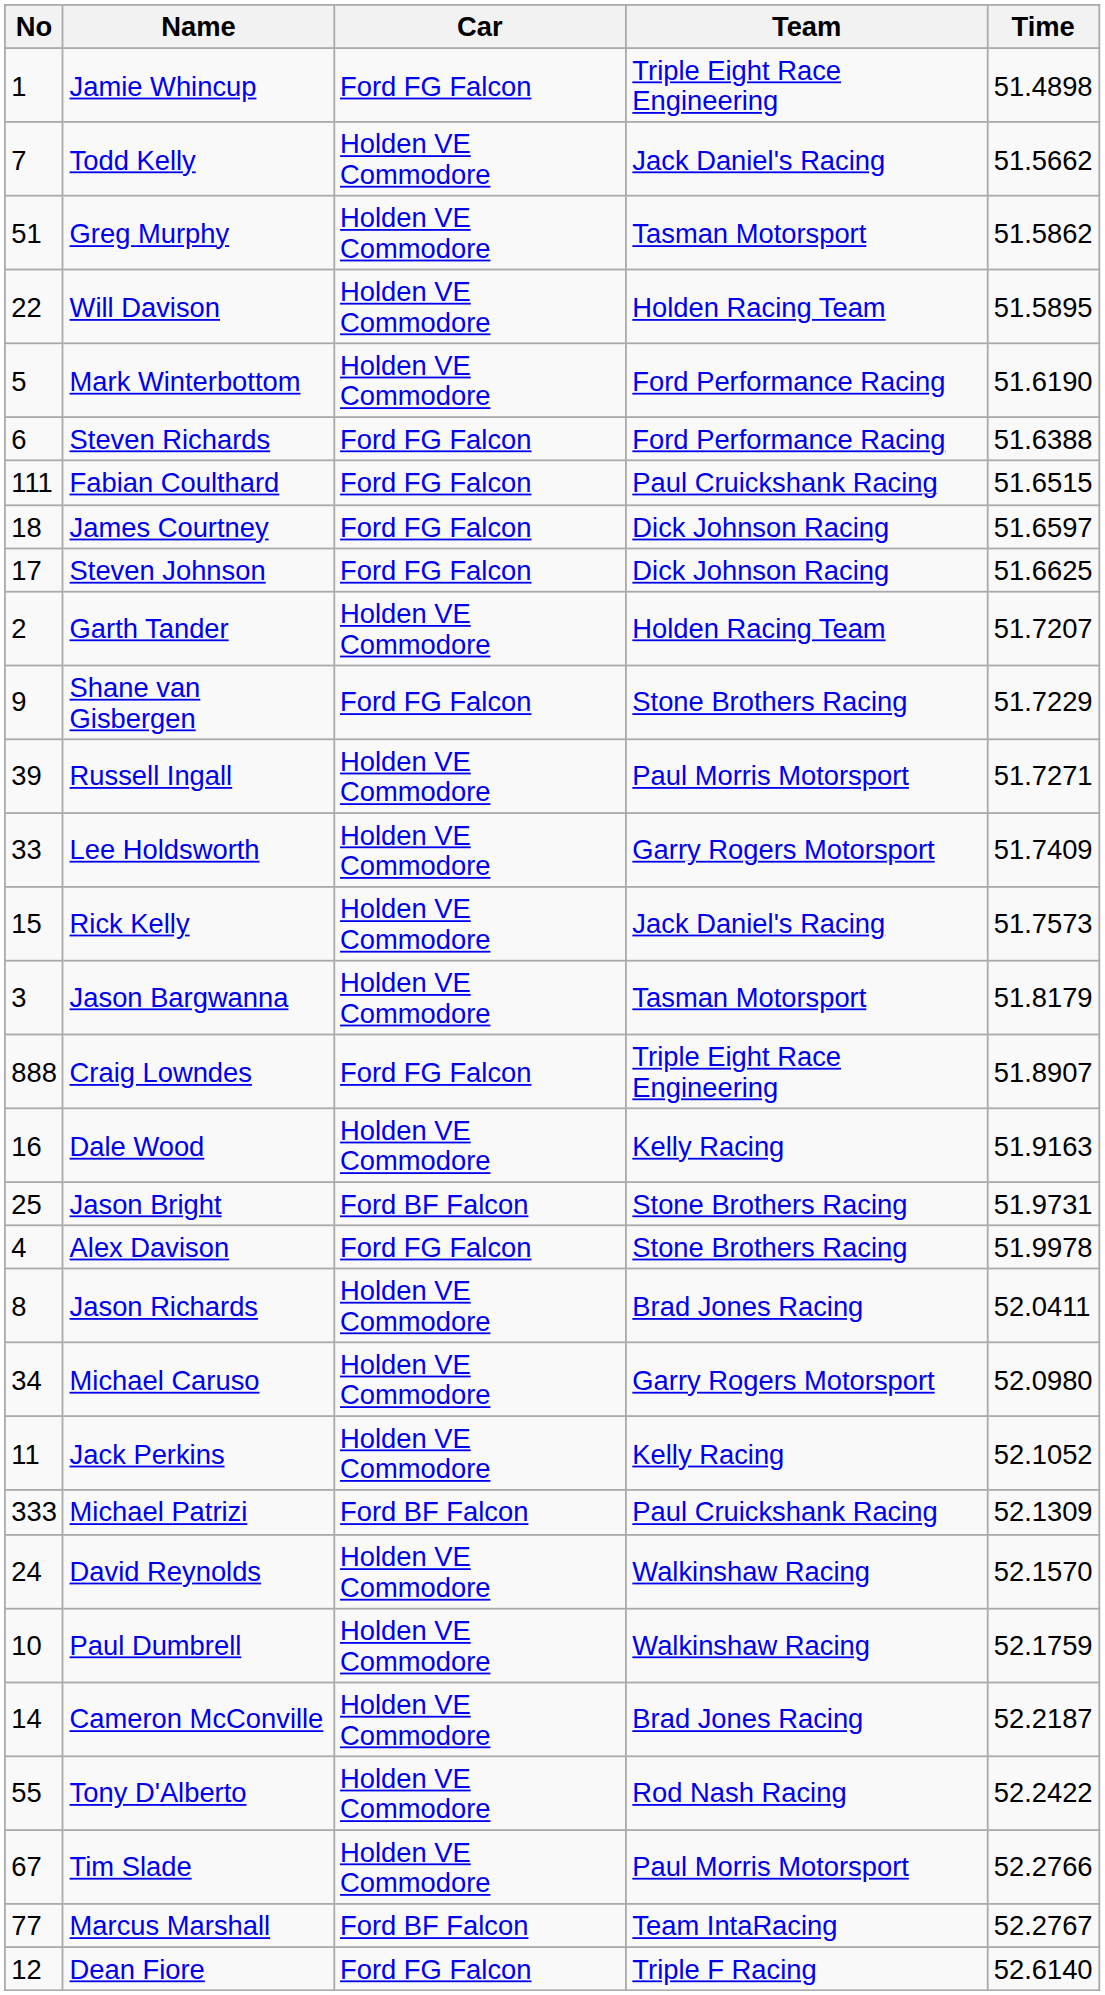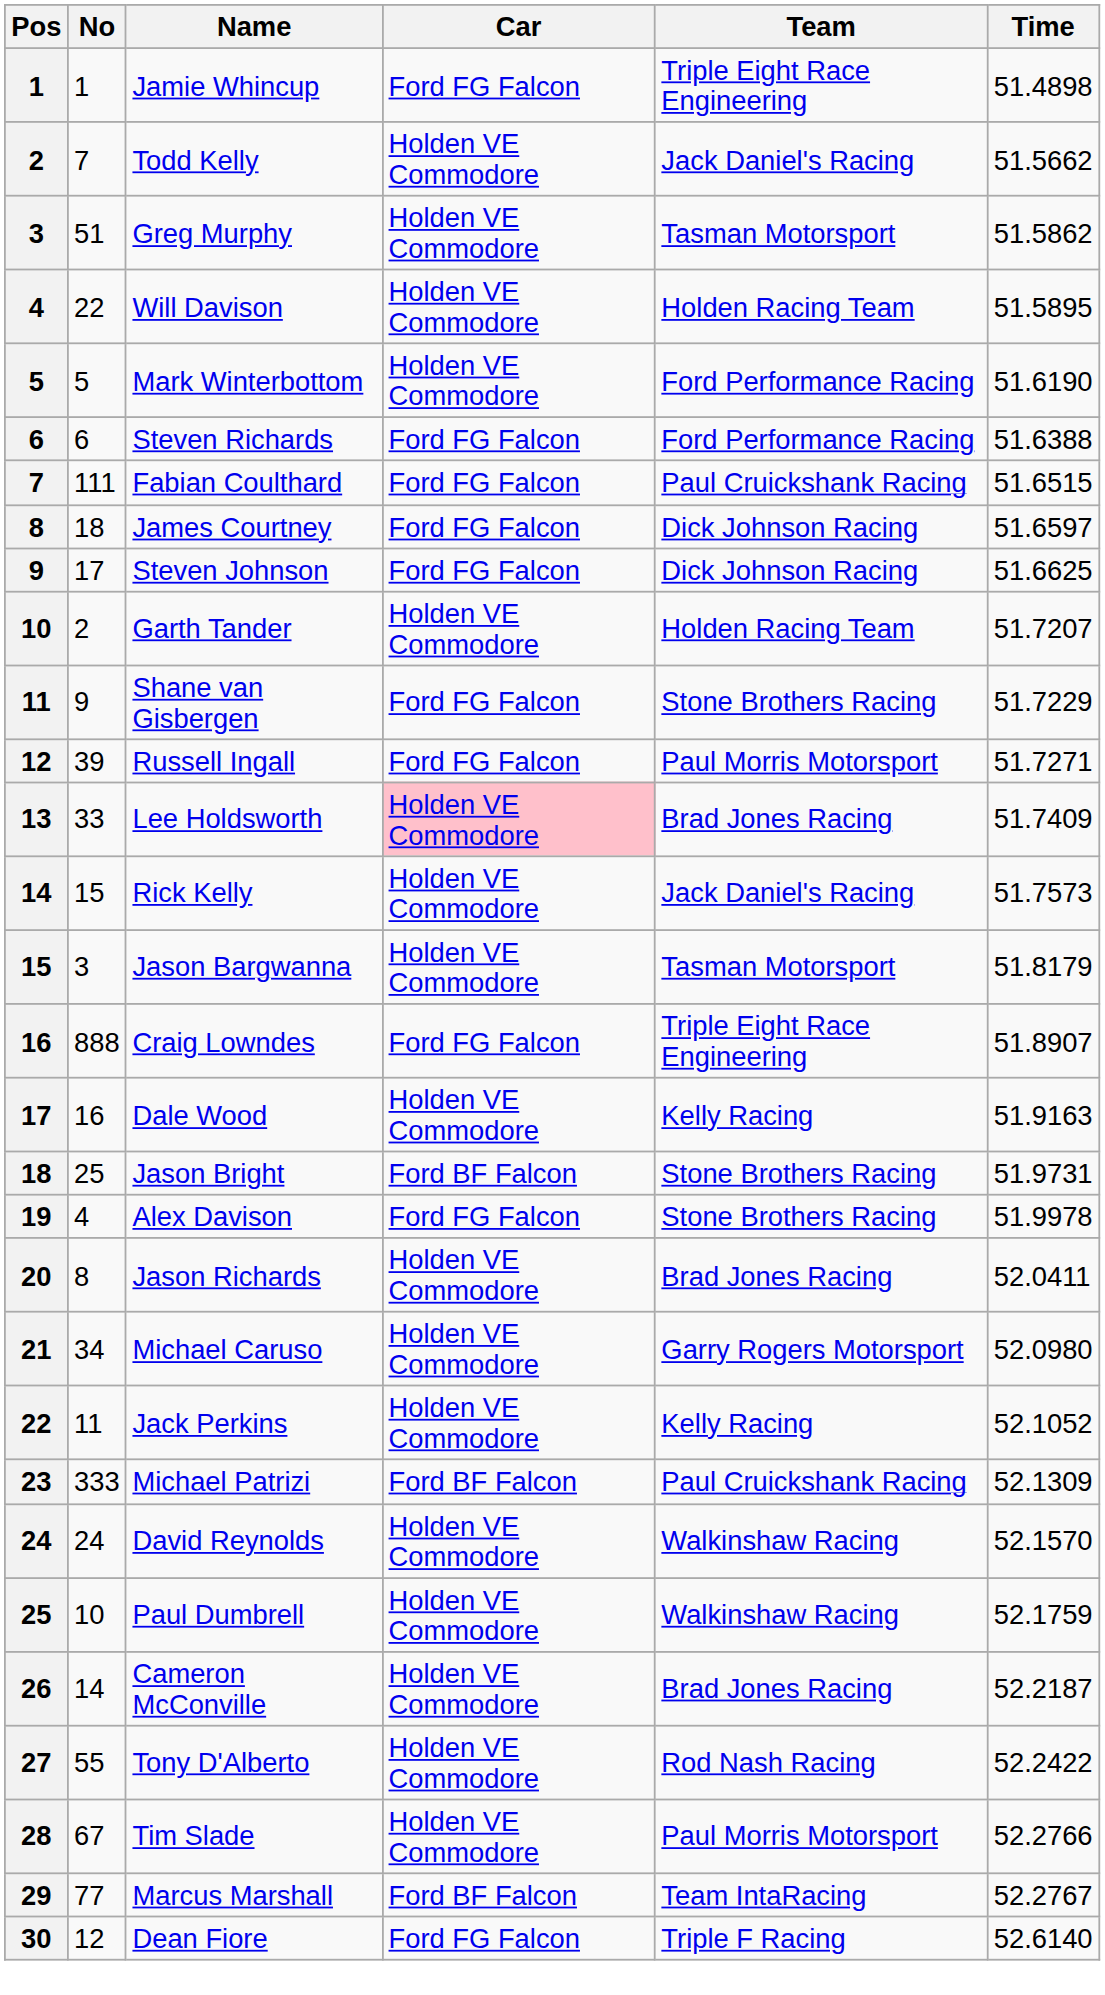+ column: (36, 27)
(415, 776) Holden VE Commodore -> (484, 761) Ford FG Falcon
(415, 850) no background -> (464, 819) pink background
(783, 850) Garry Rogers Motorsport -> (777, 819) Brad Jones Racing
